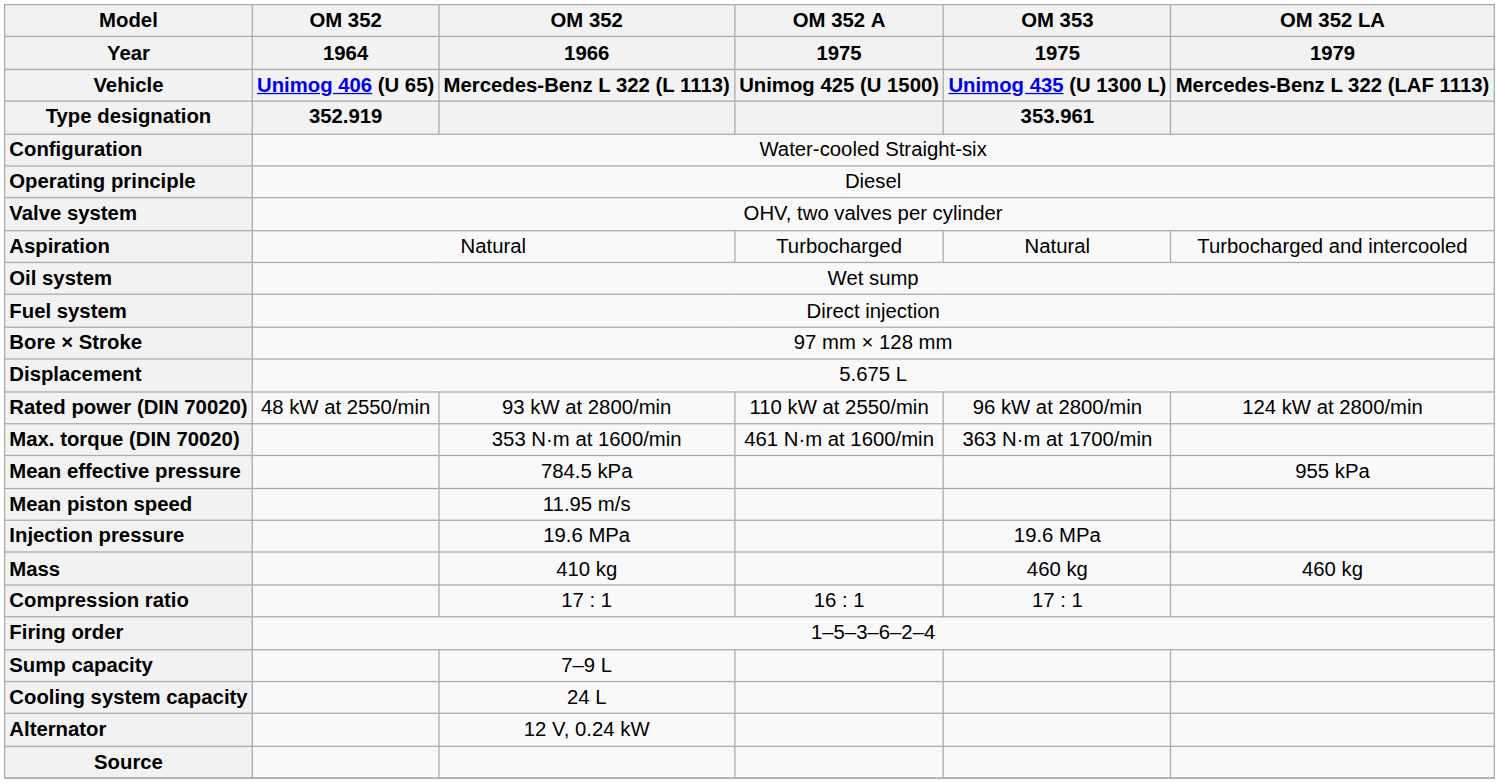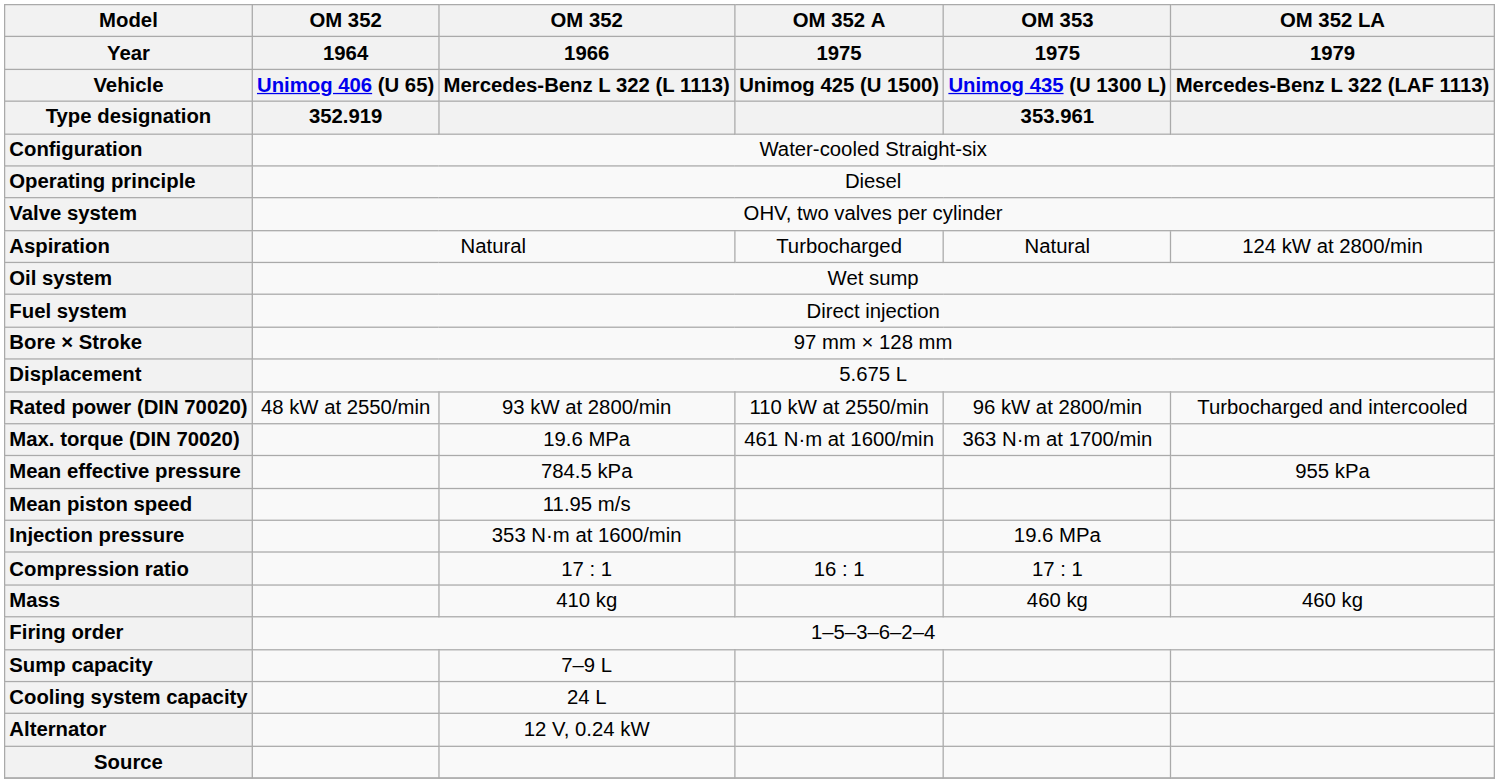(1332, 246) Turbocharged and intercooled -> (1332, 246) 124 kW at 2800/min
(1332, 407) 124 kW at 2800/min -> (1332, 407) Turbocharged and intercooled
(587, 439) 353 N·m at 1600/min -> (587, 439) 19.6 MPa
(587, 536) 19.6 MPa -> (587, 536) 353 N·m at 1600/min
rows swapped: (99, 600) <-> (35, 568)
